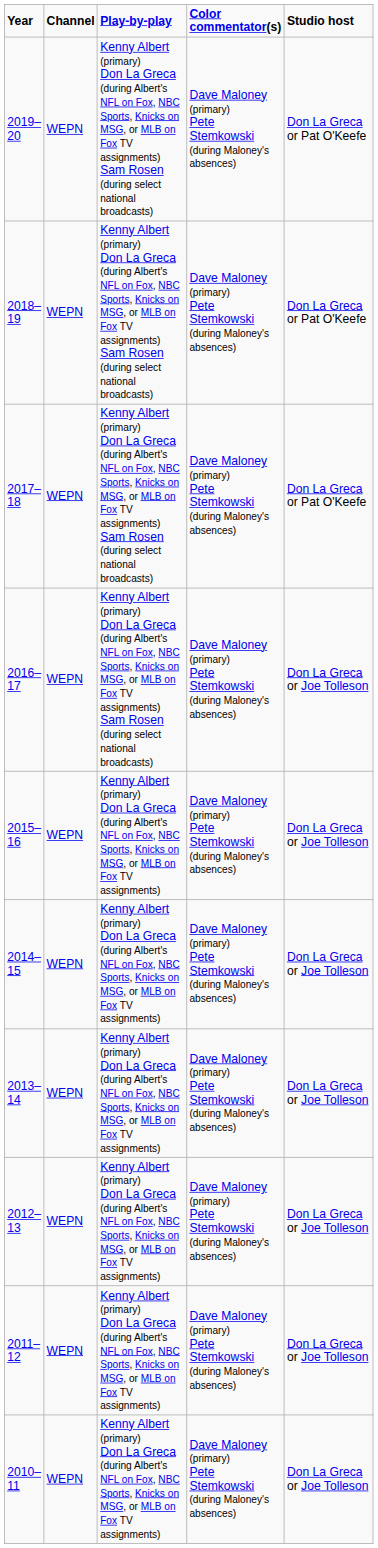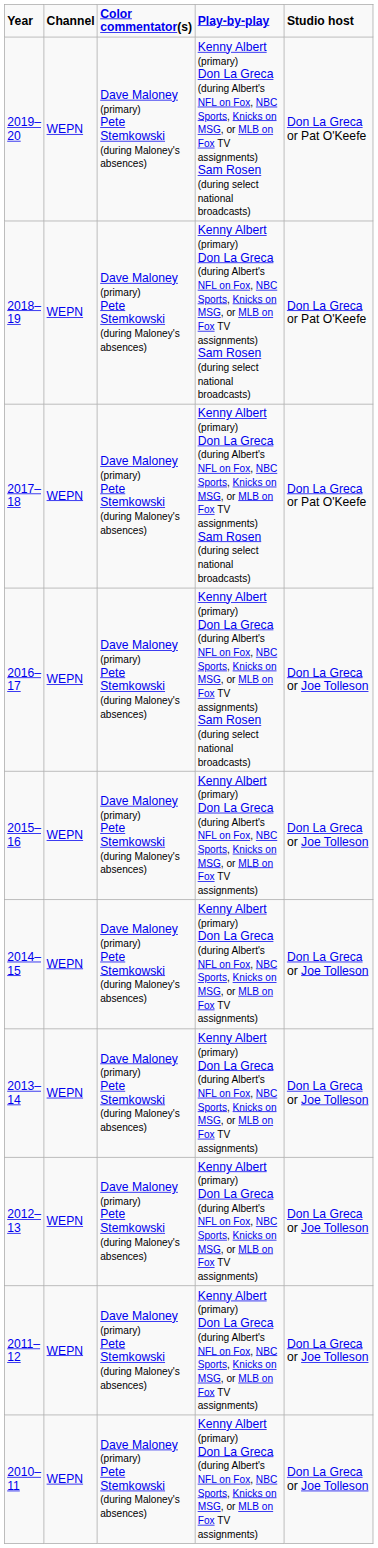columns swapped: (136, 20) <-> (235, 20)
